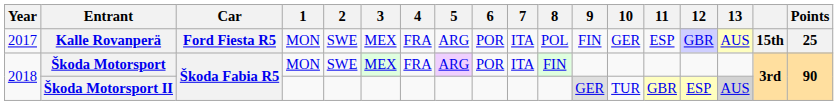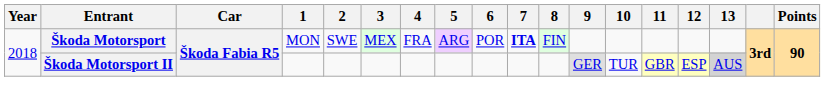- row: (108, 40)
(523, 64) normal -> (523, 40) bold
